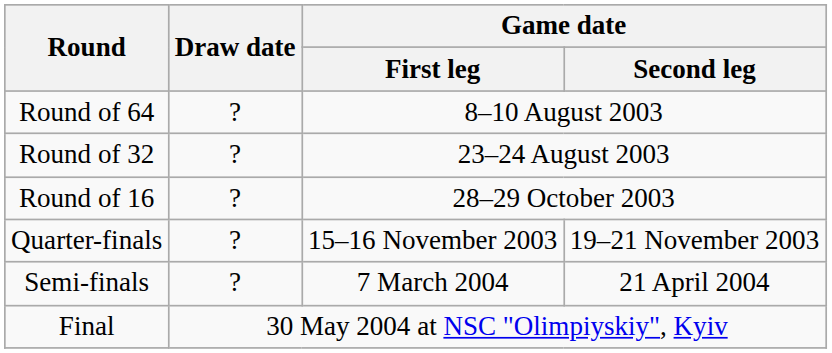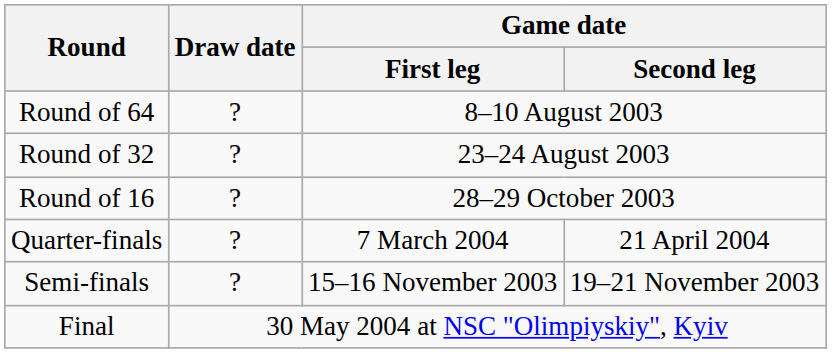(433, 240) 15–16 November 2003 -> (433, 240) 7 March 2004
(694, 240) 19–21 November 2003 -> (694, 240) 21 April 2004
(433, 283) 7 March 2004 -> (433, 283) 15–16 November 2003
(694, 283) 21 April 2004 -> (694, 283) 19–21 November 2003
